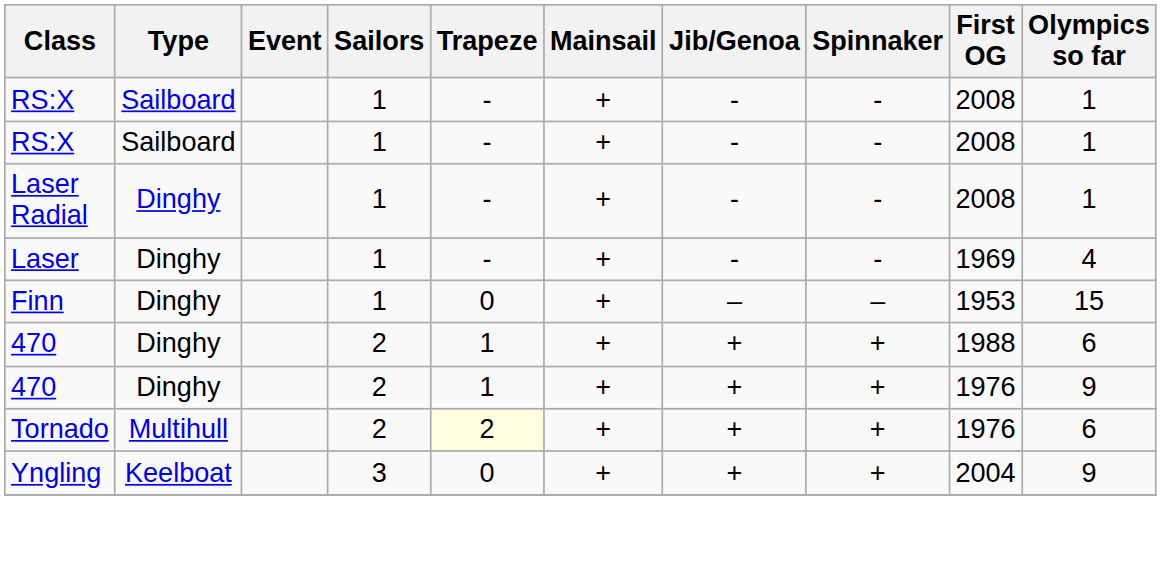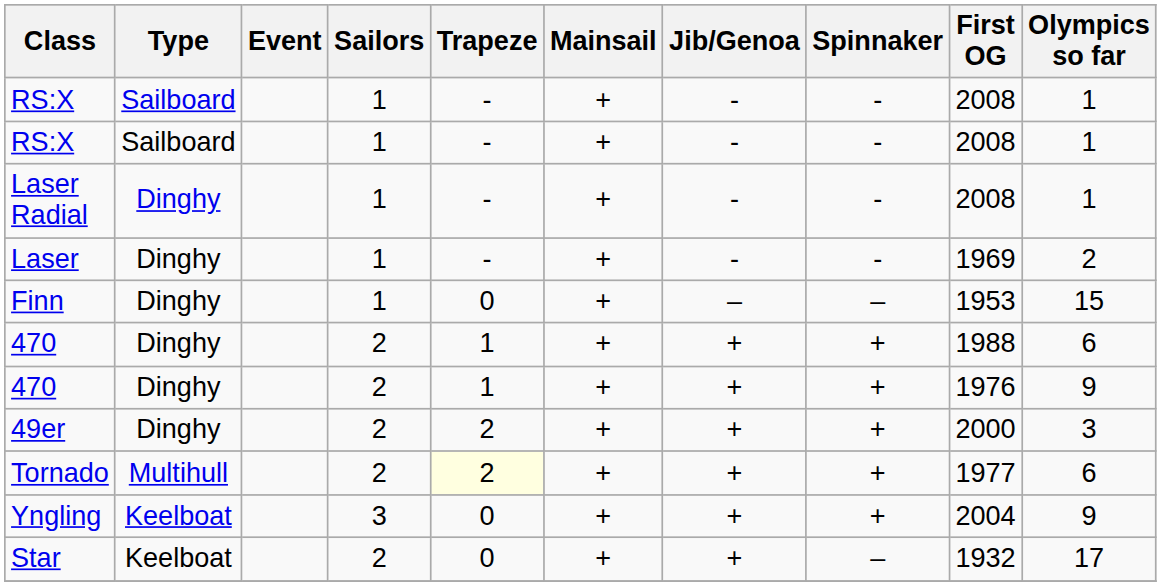(1089, 258) 4 -> (1089, 258) 2
+ row: (38, 429)
(986, 429) 1976 -> (986, 472) 1977
+ row: (36, 558)
